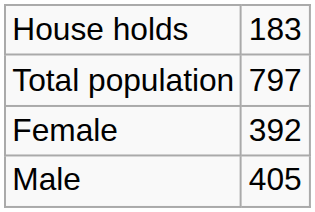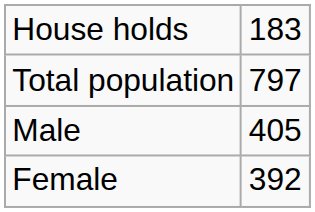rows swapped: (47, 180) <-> (65, 130)
